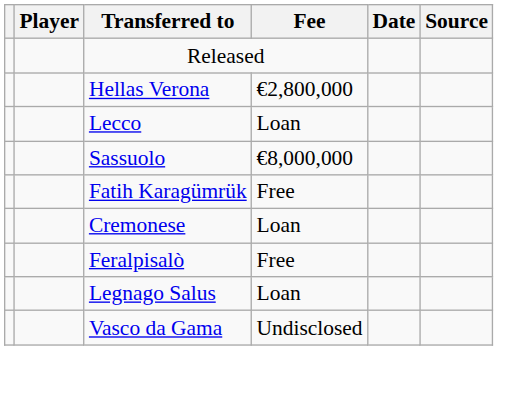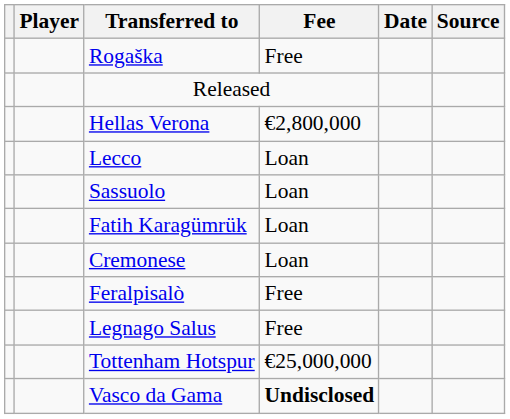+ row: (126, 55)
(305, 157) €8,000,000 -> (287, 191) Loan
(276, 191) Free -> (287, 225) Loan
(279, 293) Loan -> (284, 327) Free
+ row: (172, 361)
(310, 327) normal -> (319, 395) bold
